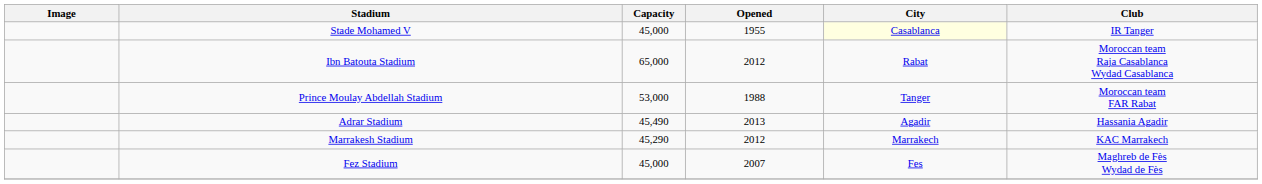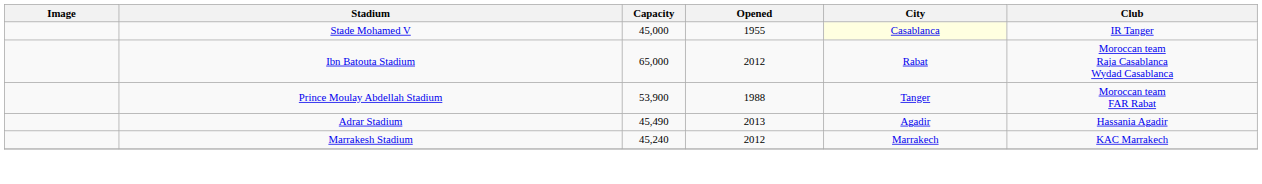(654, 97) 53,000 -> (654, 97) 53,900
(654, 139) 45,290 -> (654, 139) 45,240
- row: (371, 163)
